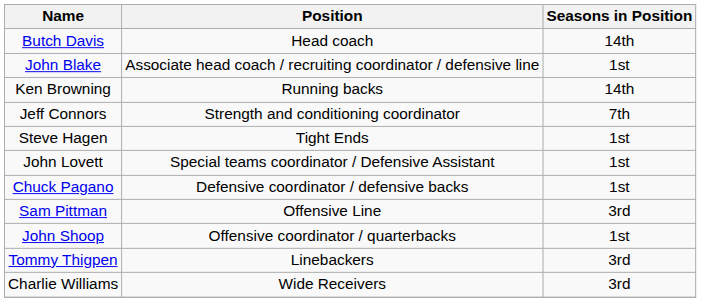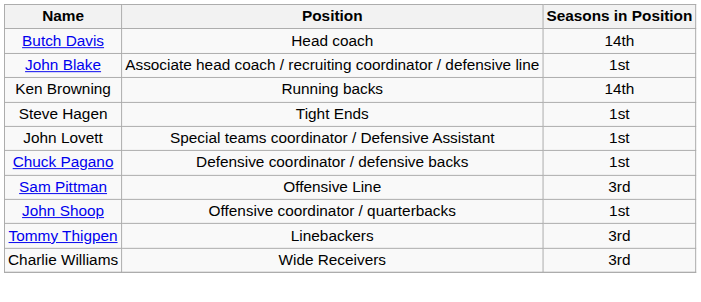- row: (63, 114)
